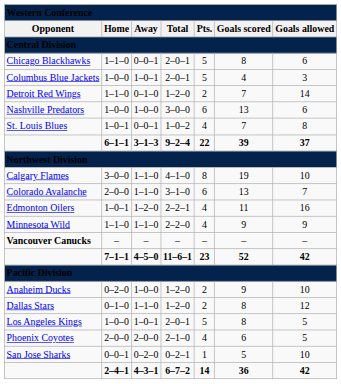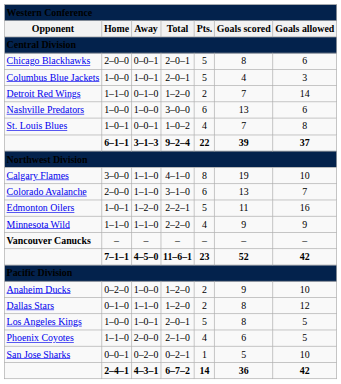(117, 61) 1–1–0 -> (117, 61) 2–0–0
(204, 208) 4 -> (204, 208) 5
(117, 338) 2–0–0 -> (117, 338) 1–1–0
